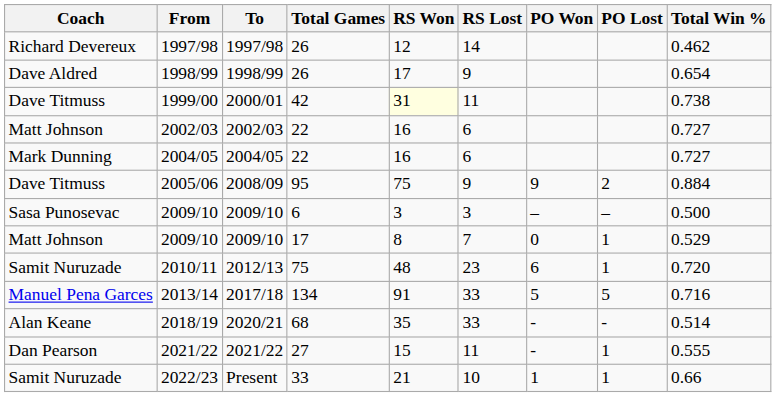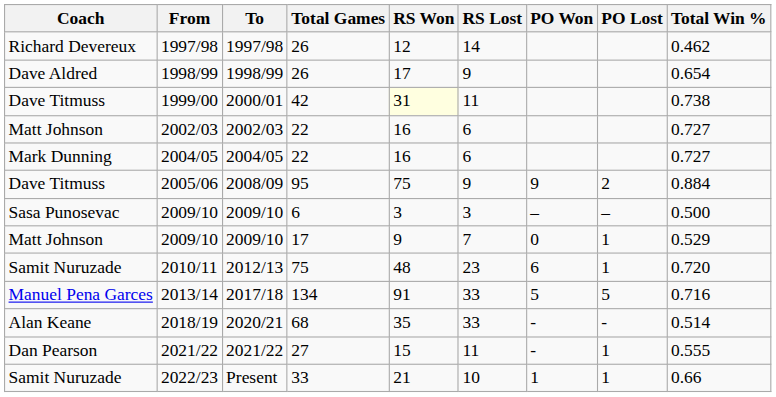(398, 239) 8 -> (398, 239) 9
